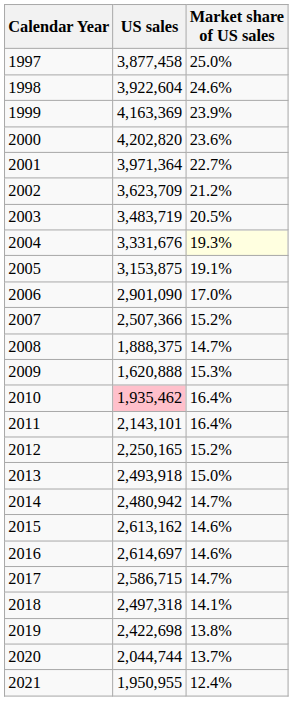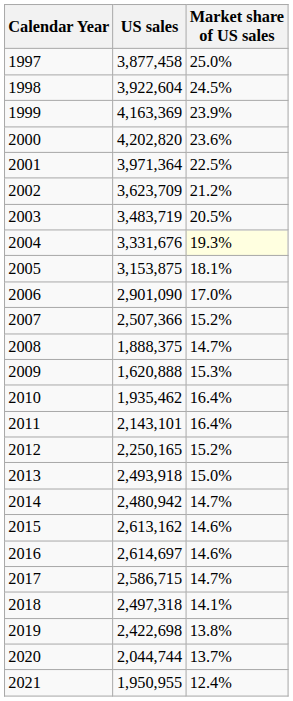(211, 87) 24.6% -> (211, 87) 24.5%
(211, 165) 22.7% -> (211, 165) 22.5%
(211, 268) 19.1% -> (211, 268) 18.1%
(150, 398) pink background -> (150, 398) no background
